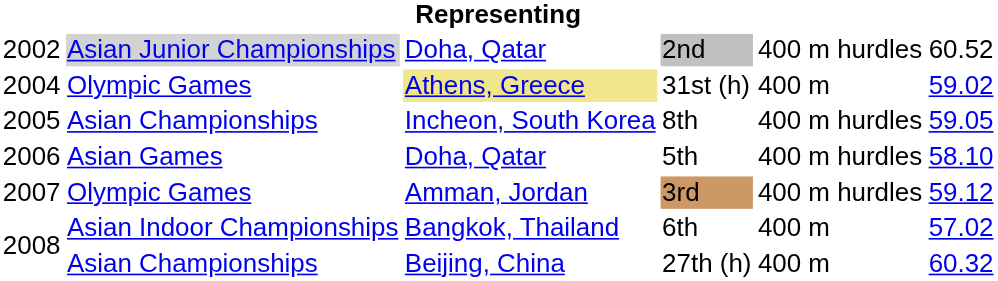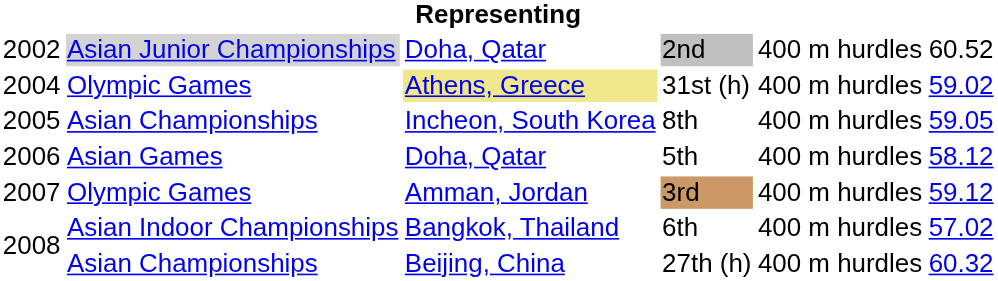(794, 85) 400 m -> (840, 85) 400 m hurdles
(961, 156) 58.10 -> (961, 156) 58.12
(794, 227) 400 m -> (840, 227) 400 m hurdles
(794, 263) 400 m -> (840, 263) 400 m hurdles
